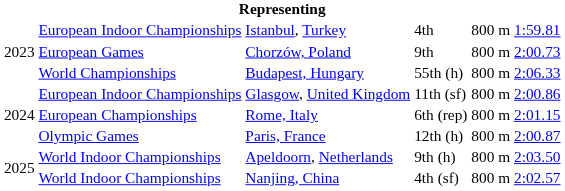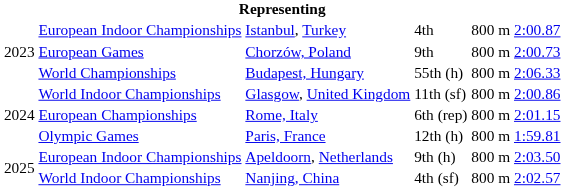(537, 30) 1:59.81 -> (537, 30) 2:00.87
(140, 94) European Indoor Championships -> (130, 94) World Indoor Championships
(537, 136) 2:00.87 -> (537, 136) 1:59.81
(130, 157) World Indoor Championships -> (140, 157) European Indoor Championships
